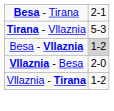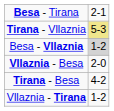(99, 30) no background -> (99, 30) khaki background
+ row: (46, 81)
